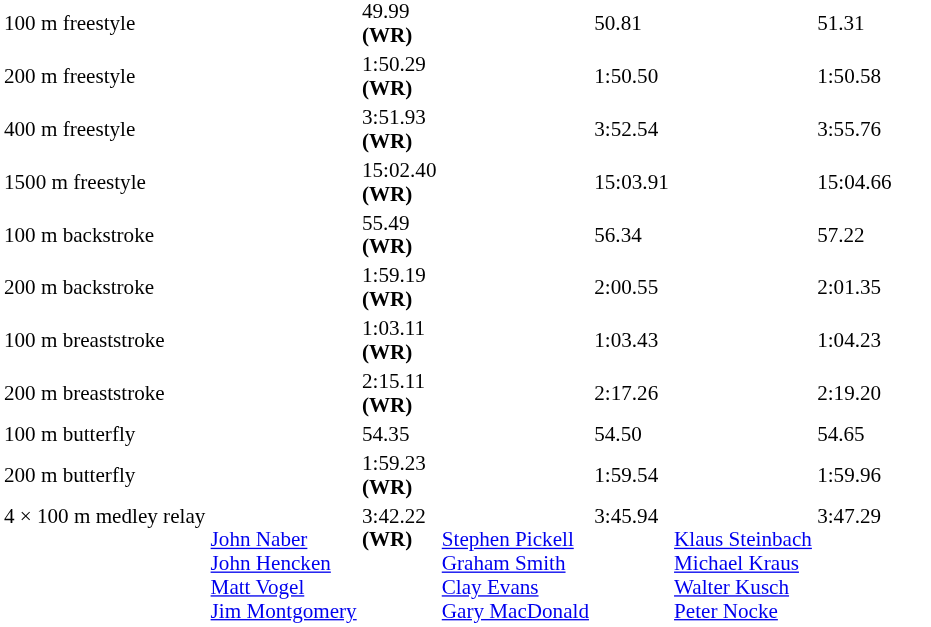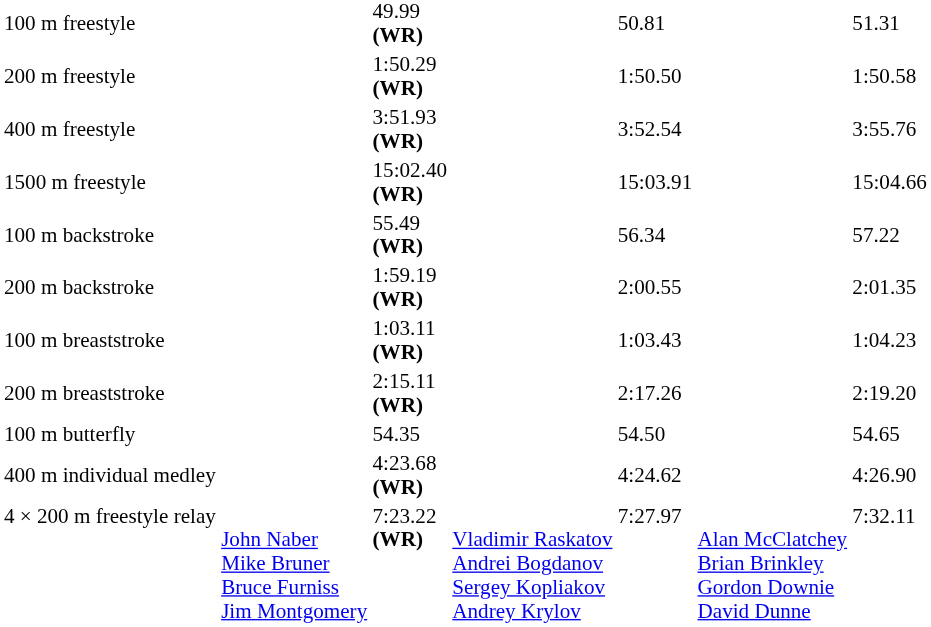- row: (70, 475)
+ row: (110, 475)
+ row: (110, 515)
- row: (105, 515)
